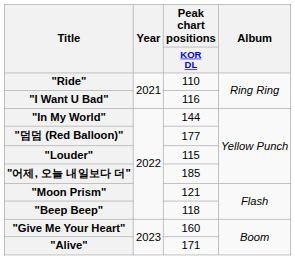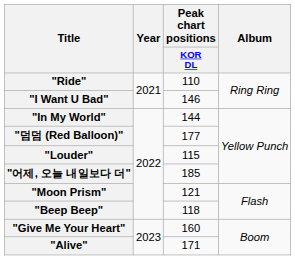(191, 99) 116 -> (191, 99) 146
